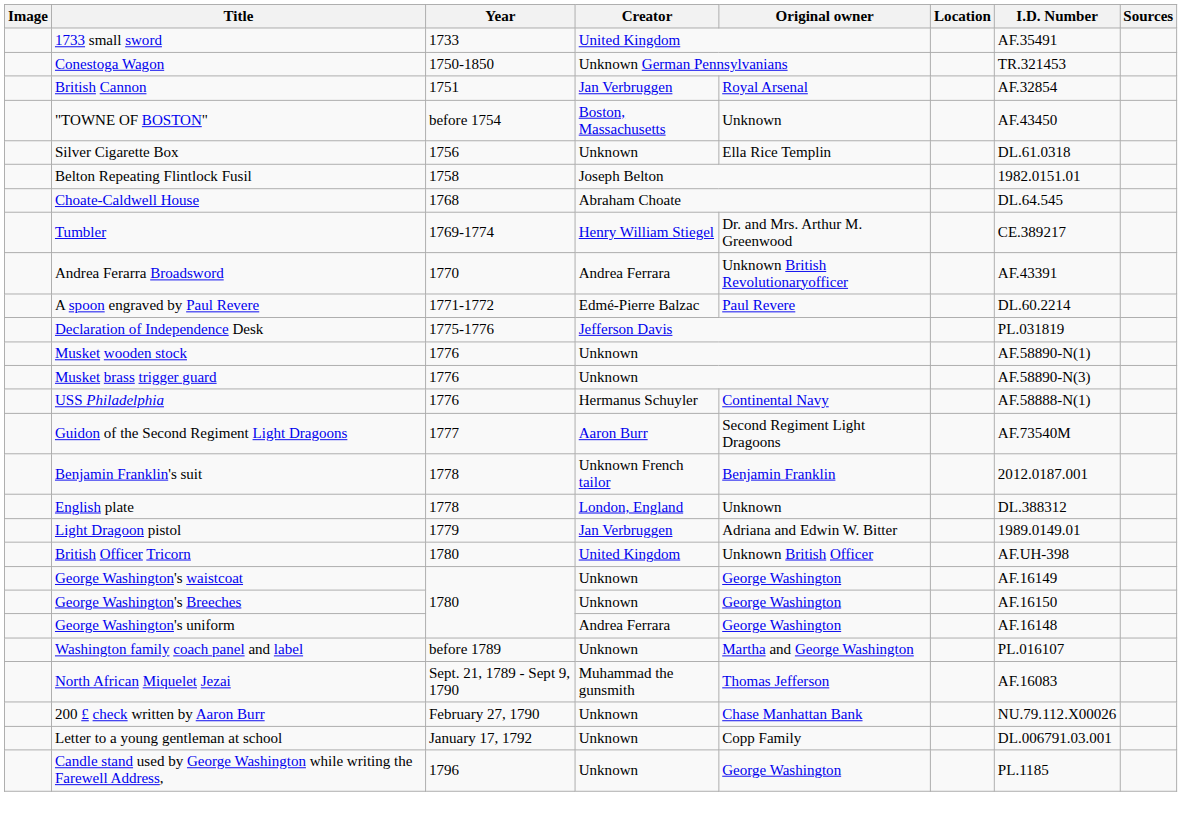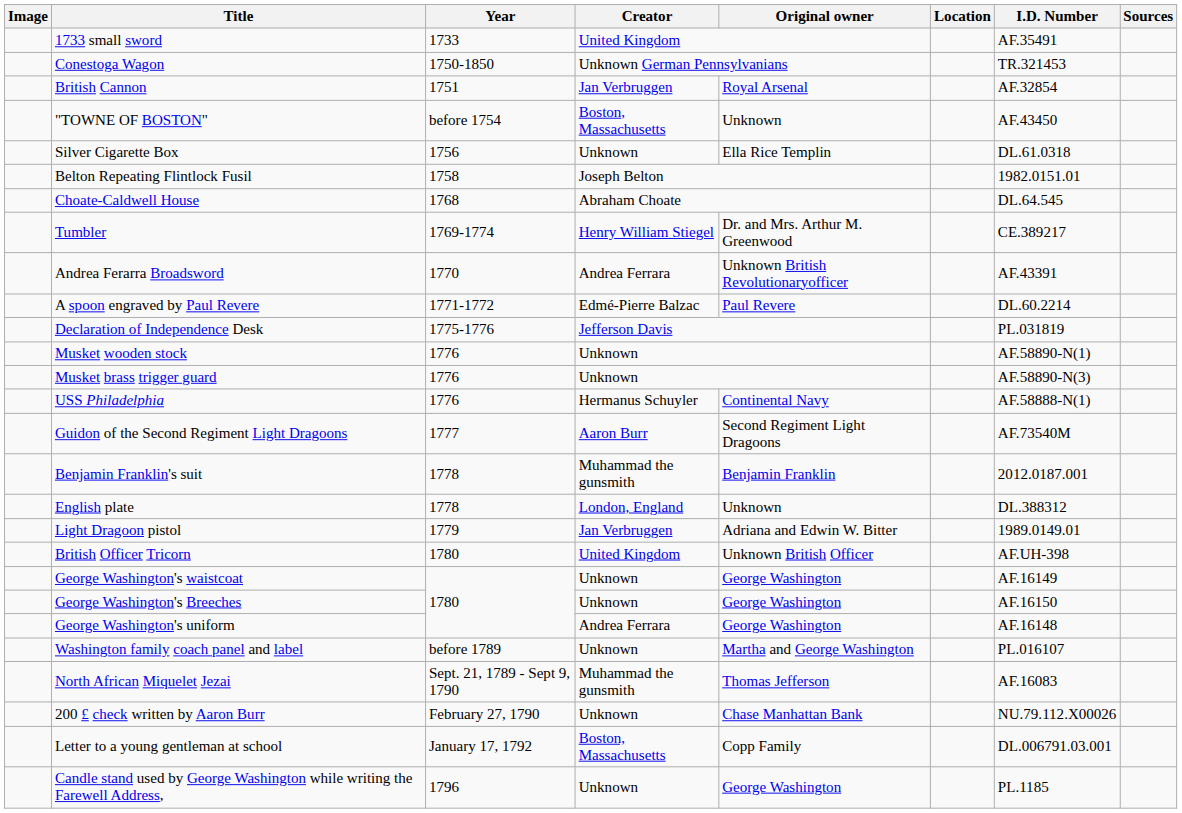(631, 474) Unknown French tailor -> (626, 474) Muhammad the gunsmith
(608, 738) Unknown -> (622, 746) Boston, Massachusetts
